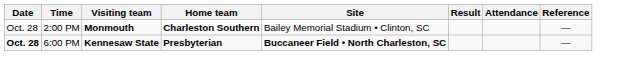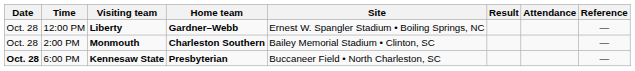+ row: (64, 28)
(355, 43) bold -> (355, 58) normal
